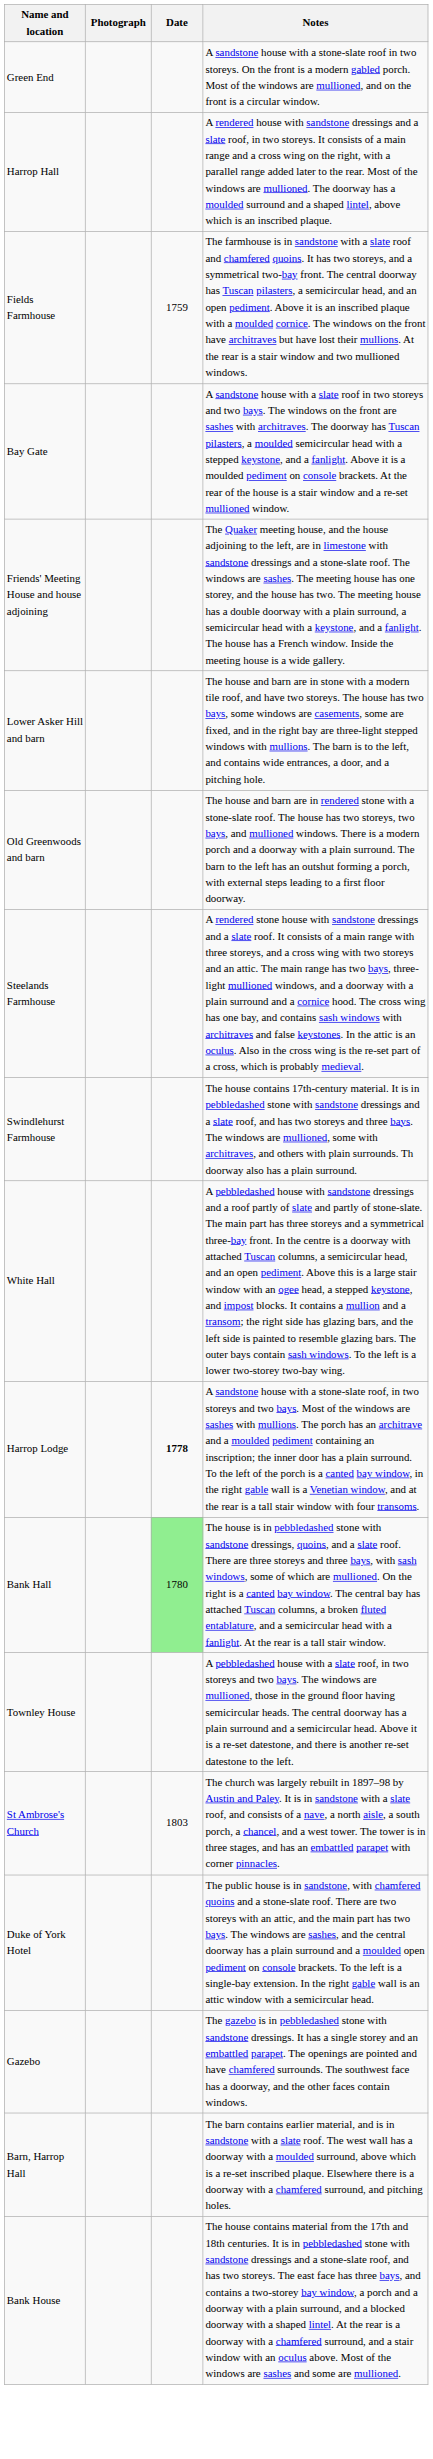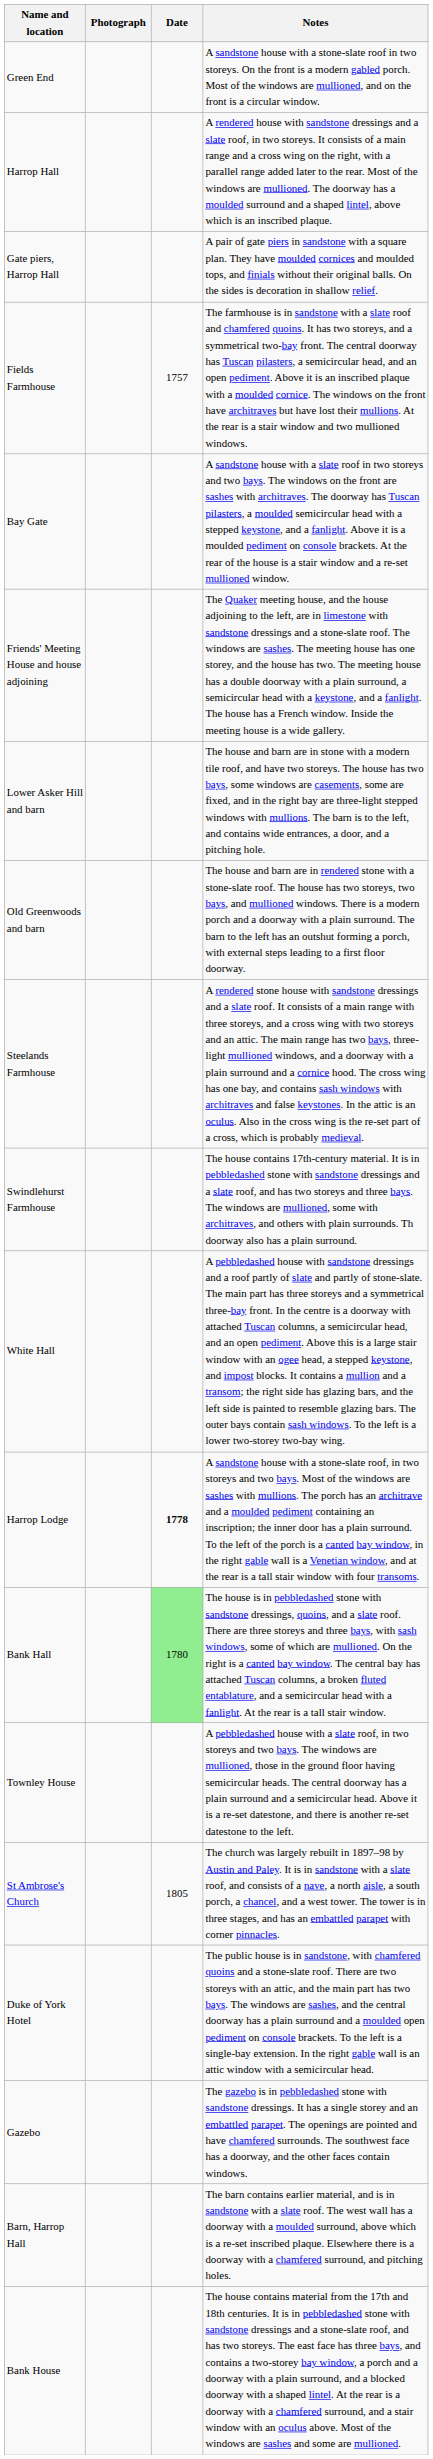+ row: (33, 266)
(177, 307) 1759 -> (177, 377) 1757
(177, 1823) 1803 -> (177, 1893) 1805
